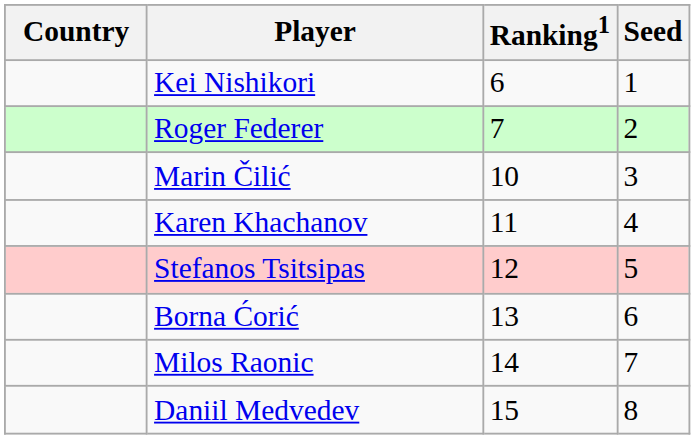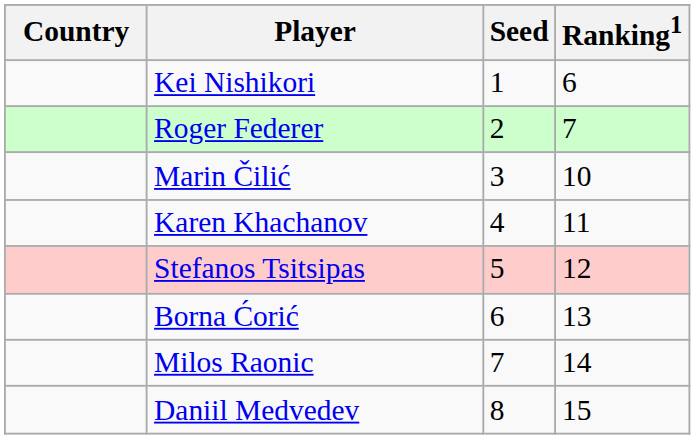columns swapped: (550, 31) <-> (653, 31)
